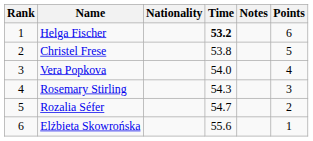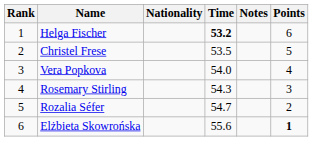(221, 51) 53.8 -> (221, 51) 53.5
(289, 126) normal -> (289, 126) bold
